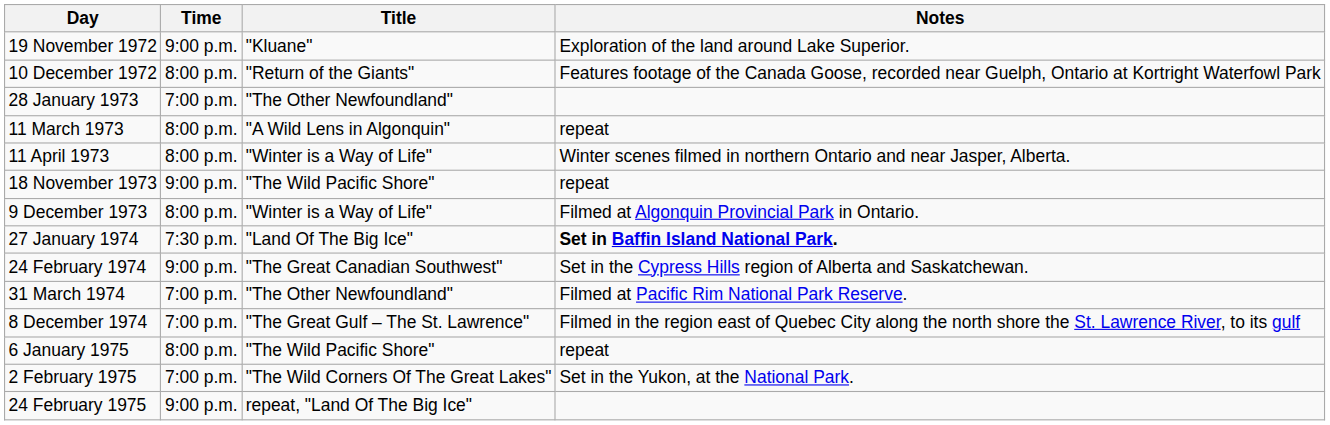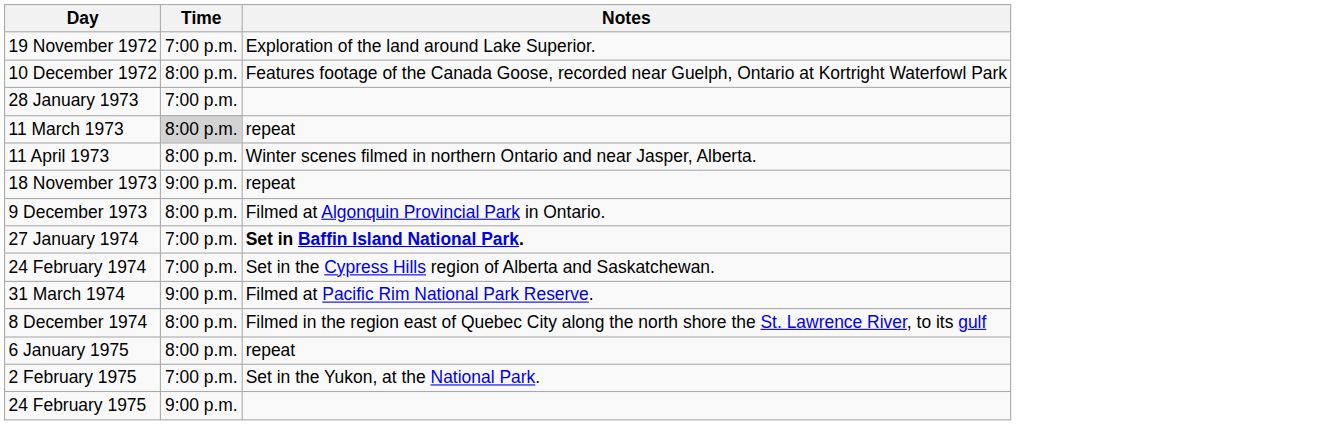- column: (399, 18)
(201, 45) 9:00 p.m. -> (201, 45) 7:00 p.m.
(201, 128) no background -> (201, 128) lightgrey background
(201, 239) 7:30 p.m. -> (201, 239) 7:00 p.m.
(201, 267) 9:00 p.m. -> (201, 267) 7:00 p.m.
(201, 294) 7:00 p.m. -> (201, 294) 9:00 p.m.
(201, 322) 7:00 p.m. -> (201, 322) 8:00 p.m.
